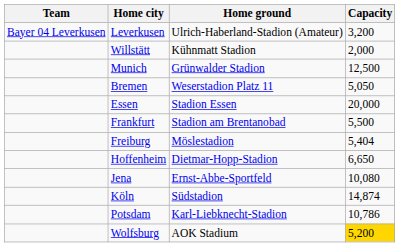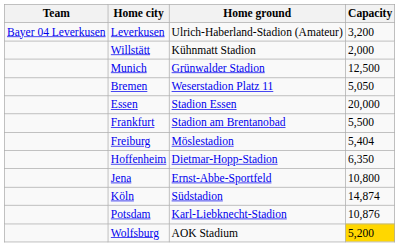(361, 159) 6,650 -> (361, 159) 6,350
(364, 178) 10,080 -> (364, 178) 10,800
(364, 214) 10,786 -> (364, 214) 10,876
